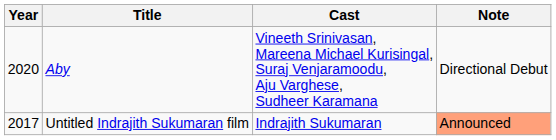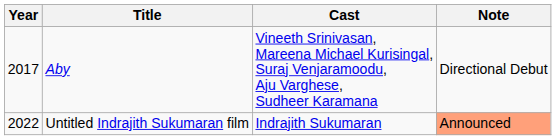(23, 69) 2020 -> (23, 69) 2017
(23, 123) 2017 -> (23, 123) 2022
